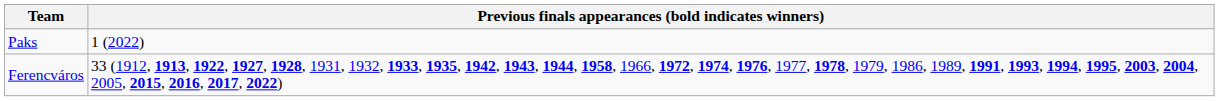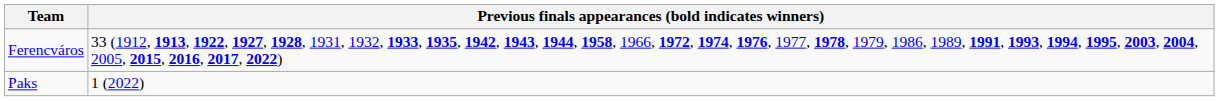rows swapped: (23, 41) <-> (46, 74)
